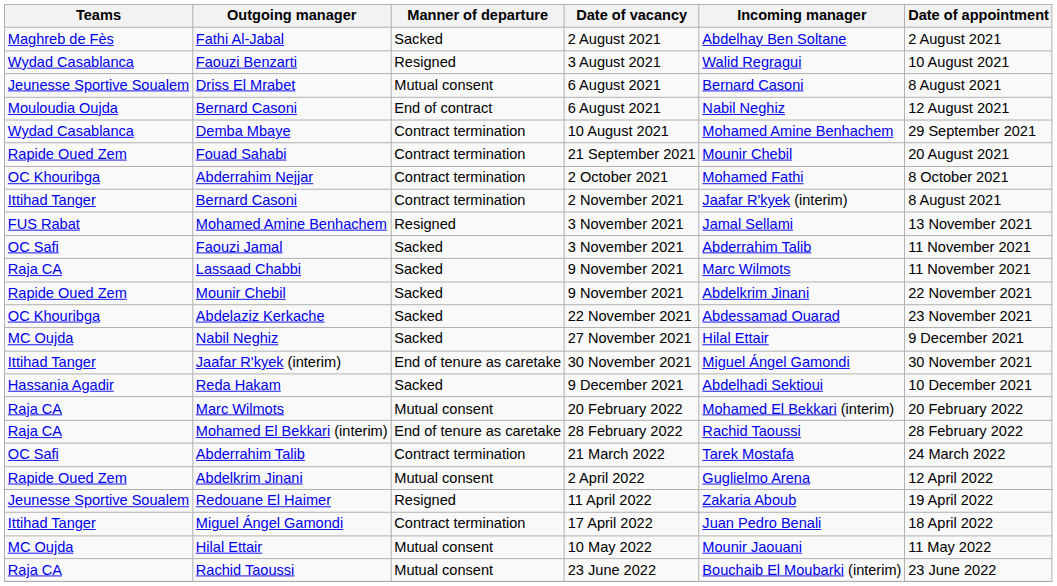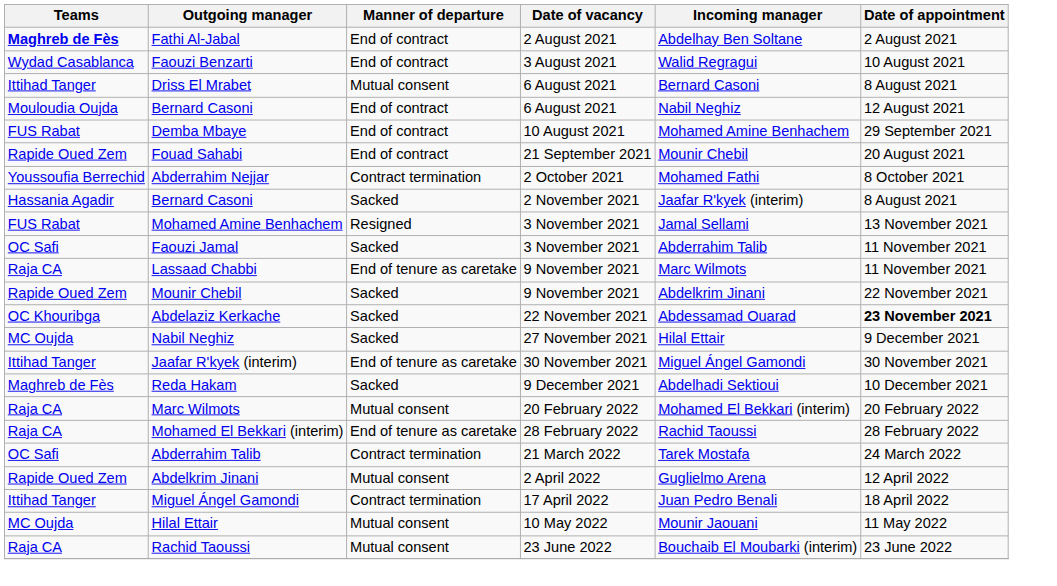(61, 39) normal -> (63, 39) bold
(419, 39) Sacked -> (399, 39) End of contract
(425, 62) Resigned -> (399, 62) End of contract
(98, 85) Jeunesse Sportive Soualem -> (52, 85) Ittihad Tanger
(71, 131) Wydad Casablanca -> (44, 131) FUS Rabat
(460, 131) Contract termination -> (399, 131) End of contract
(460, 154) Contract termination -> (399, 154) End of contract
(54, 177) OC Khouribga -> (76, 177) Youssoufia Berrechid
(52, 200) Ittihad Tanger -> (61, 200) Hassania Agadir
(460, 200) Contract termination -> (374, 200) Sacked
(419, 270) Sacked -> (433, 270) End of tenure as caretake
(970, 316) normal -> (928, 316) bold
(61, 385) Hassania Agadir -> (61, 385) Maghreb de Fès
- row: (263, 500)
